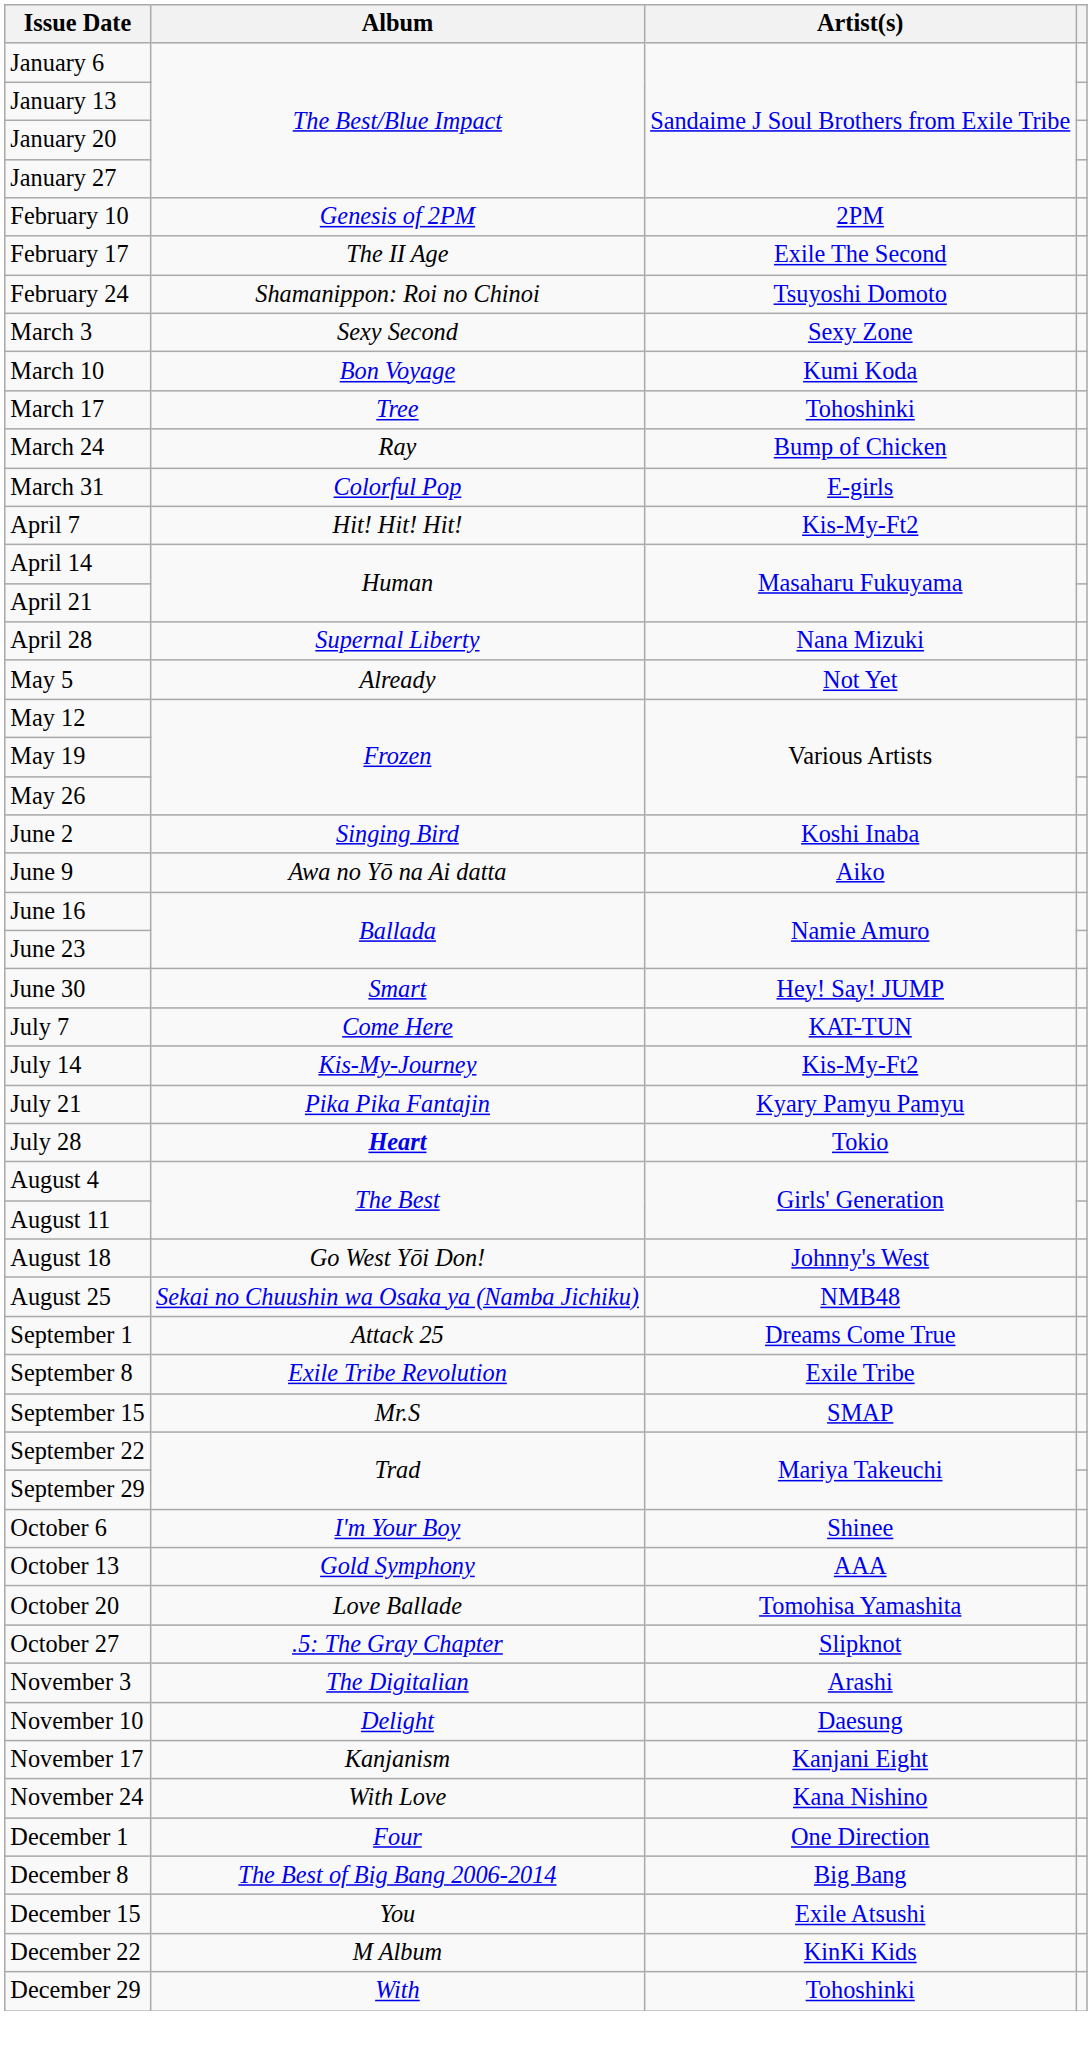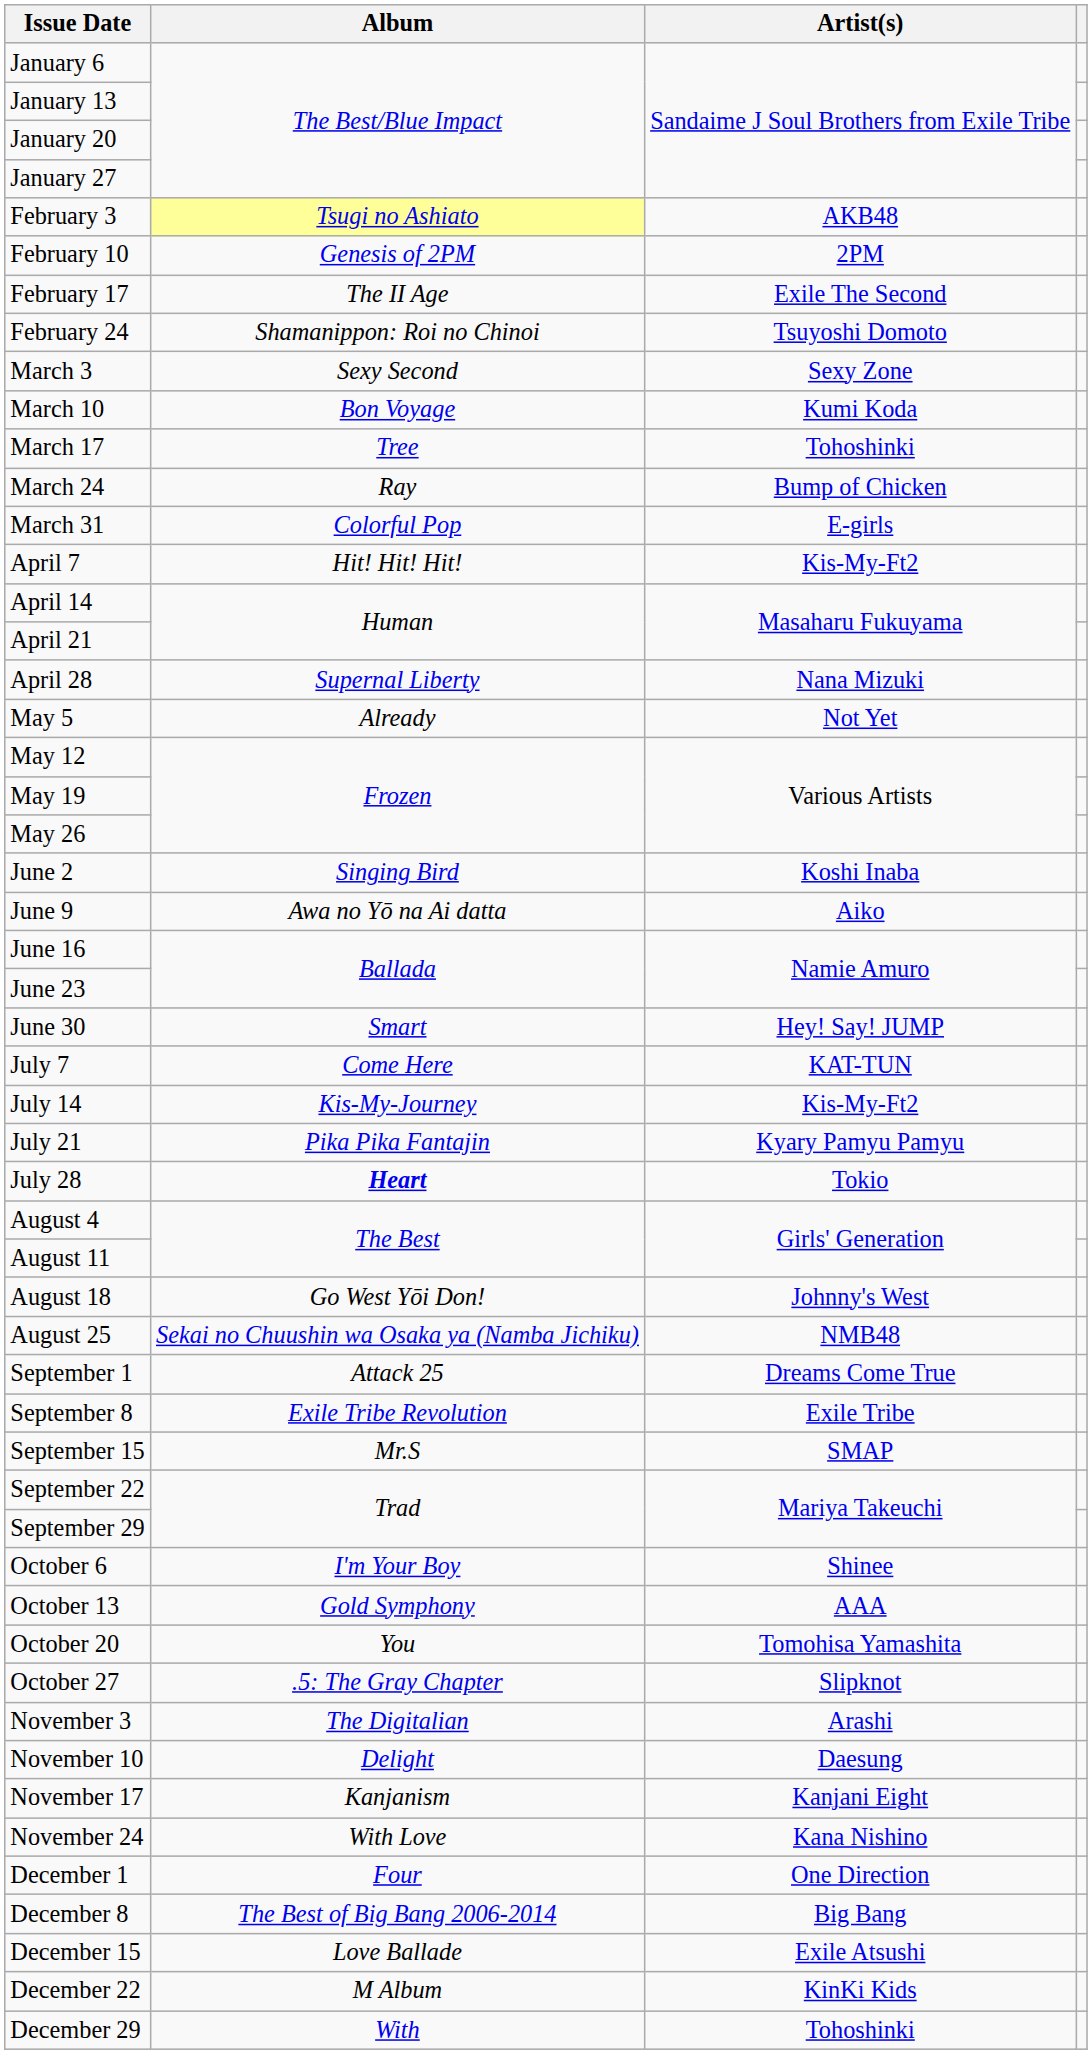+ row: (63, 216)
(397, 1605) Love Ballade -> (397, 1643) You
(397, 1913) You -> (397, 1952) Love Ballade
